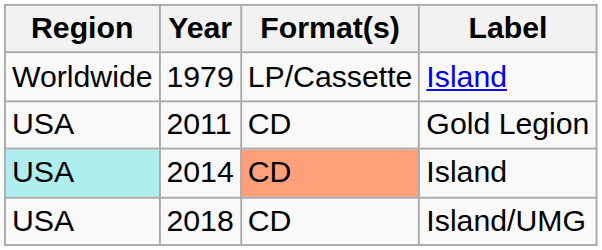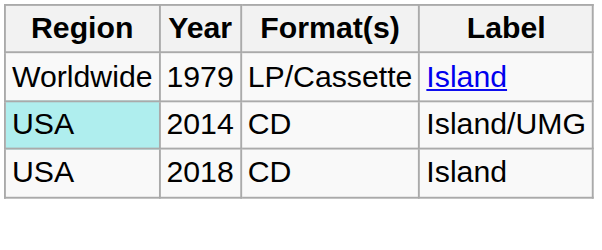- row: (199, 124)
(270, 172) lightsalmon background -> (270, 124) no background
(467, 172) Island -> (506, 124) Island/UMG
(506, 220) Island/UMG -> (467, 172) Island
